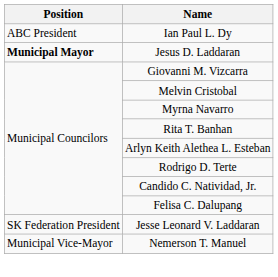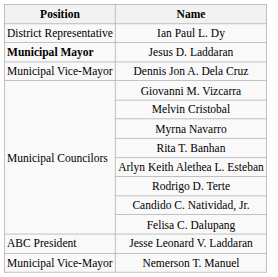(42, 33) ABC President -> (60, 33) District Representative
+ row: (191, 71)
(63, 224) SK Federation President -> (42, 243) ABC President
